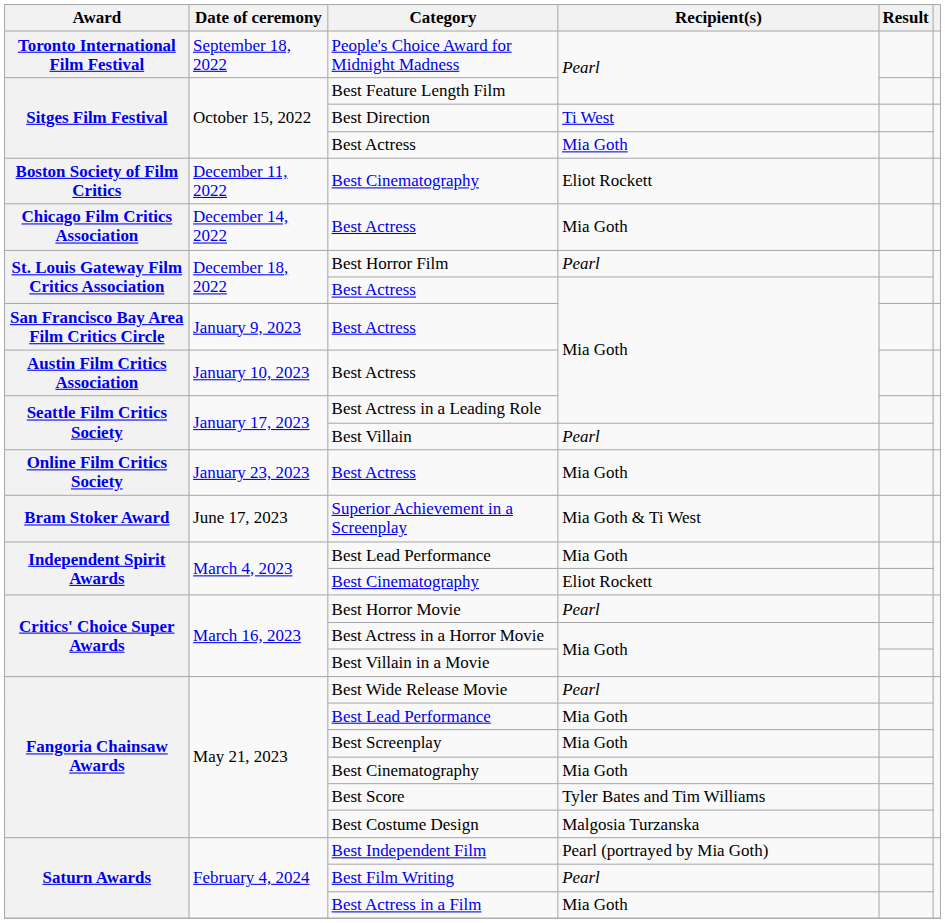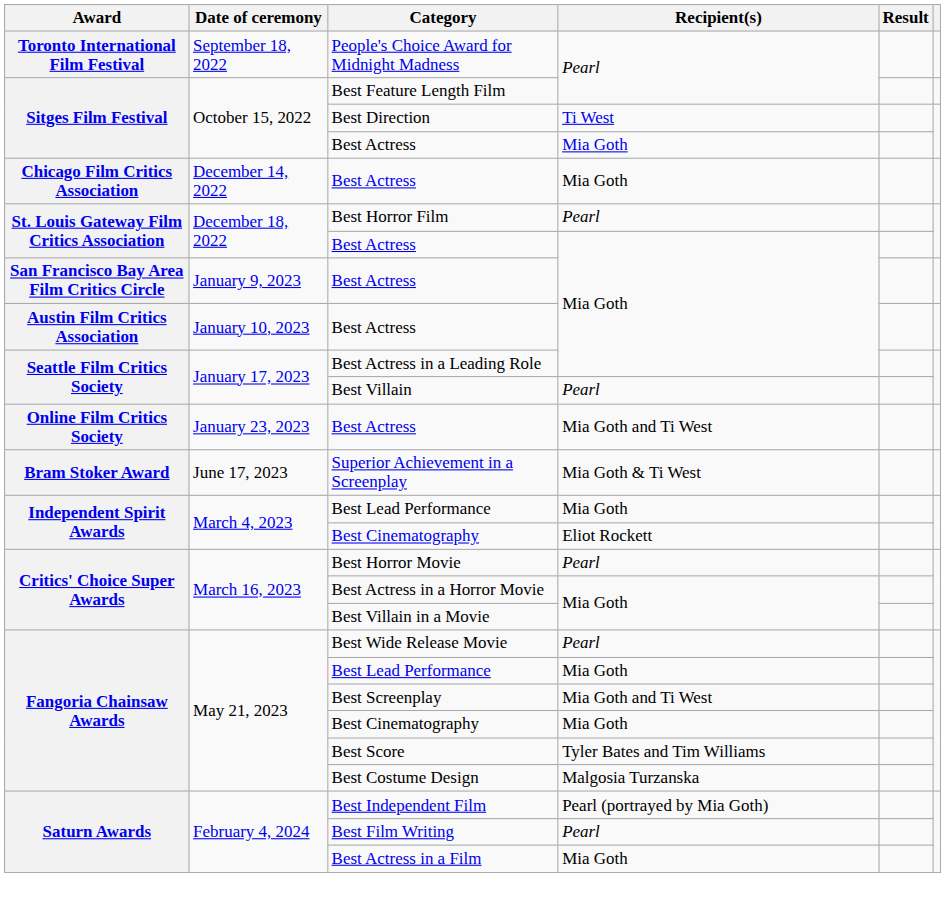- row: (97, 181)
(595, 472) Mia Goth -> (637, 426) Mia Goth and Ti West
(595, 743) Mia Goth -> (637, 697) Mia Goth and Ti West
